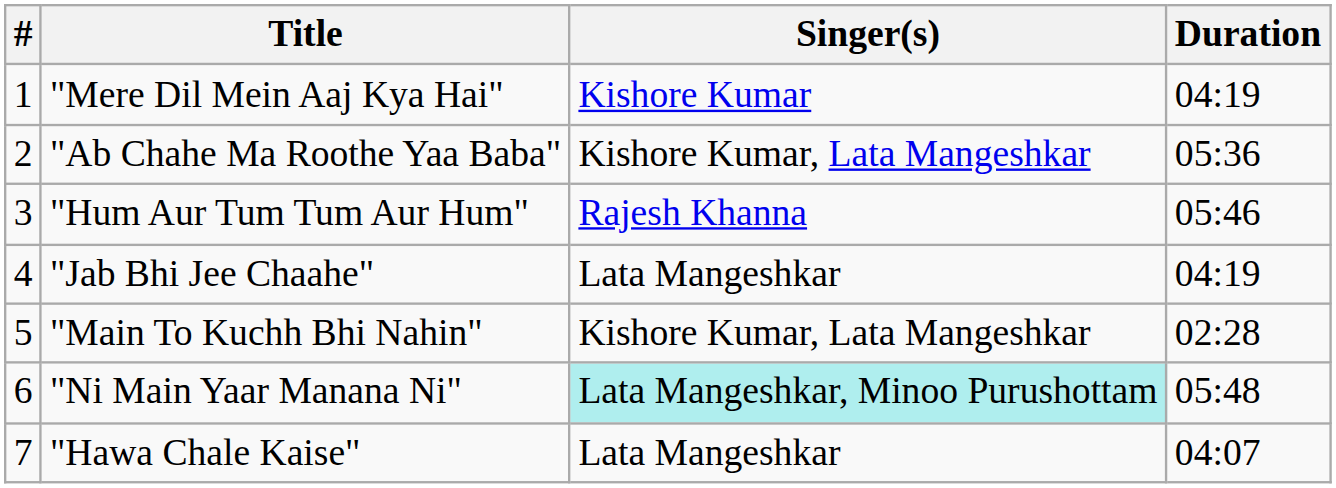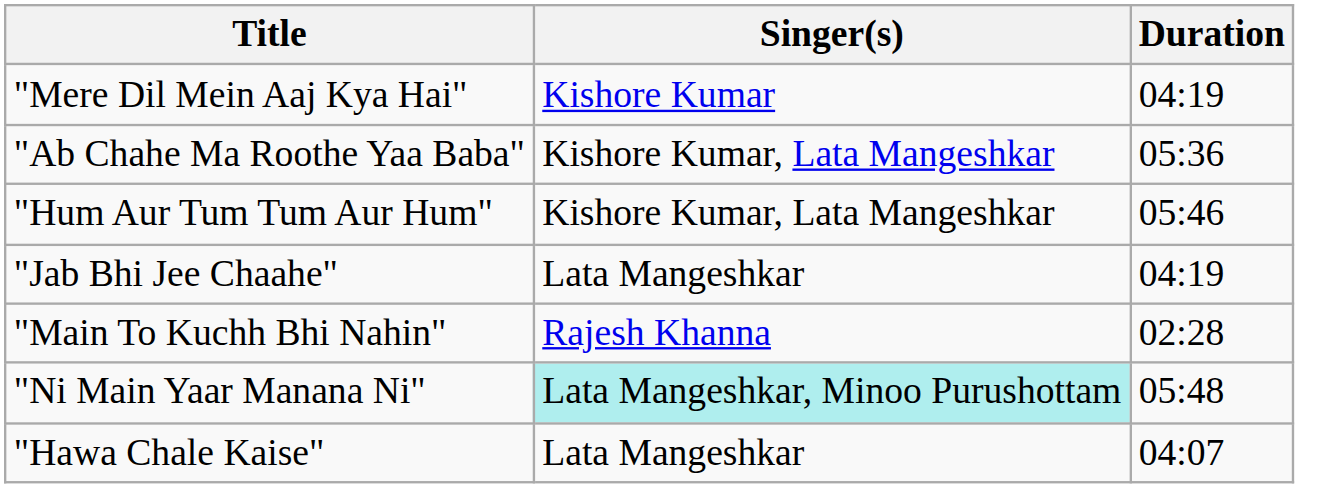- column: (23, 34)
(693, 213) Rajesh Khanna -> (798, 213) Kishore Kumar, Lata Mangeshkar
(834, 332) Kishore Kumar, Lata Mangeshkar -> (657, 332) Rajesh Khanna
